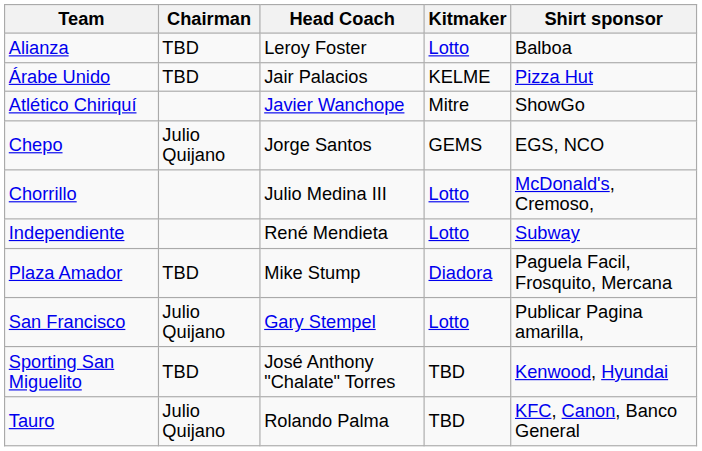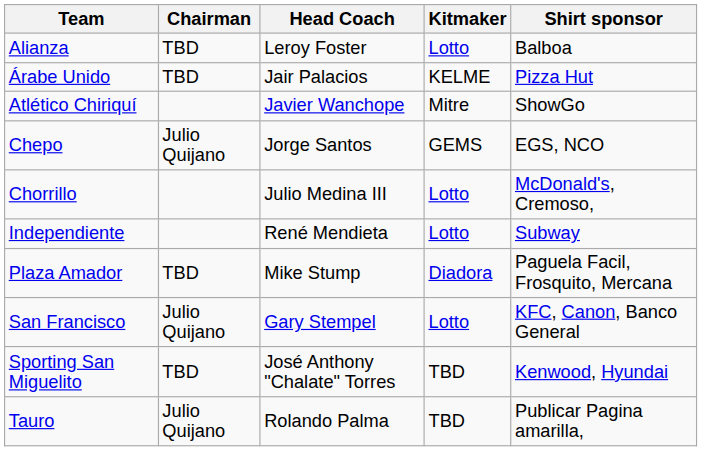(579, 322) Publicar Pagina amarilla, -> (596, 322) KFC, Canon, Banco General
(596, 421) KFC, Canon, Banco General -> (579, 421) Publicar Pagina amarilla,
